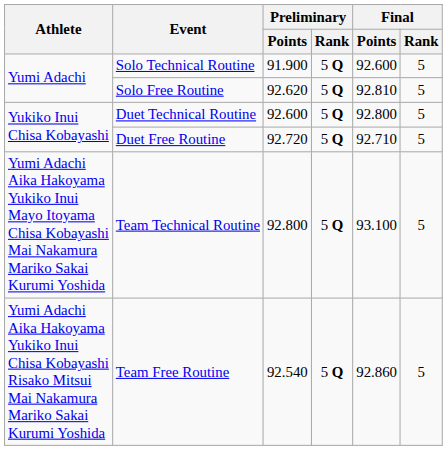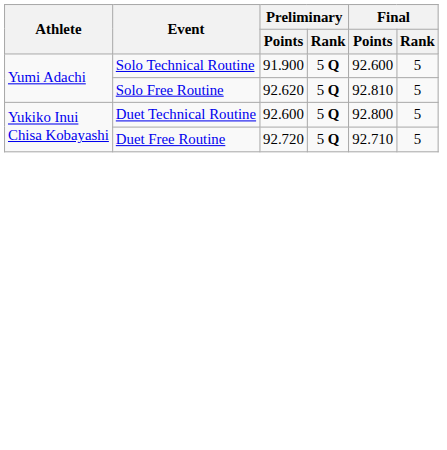- row: (188, 225)
- row: (173, 372)
